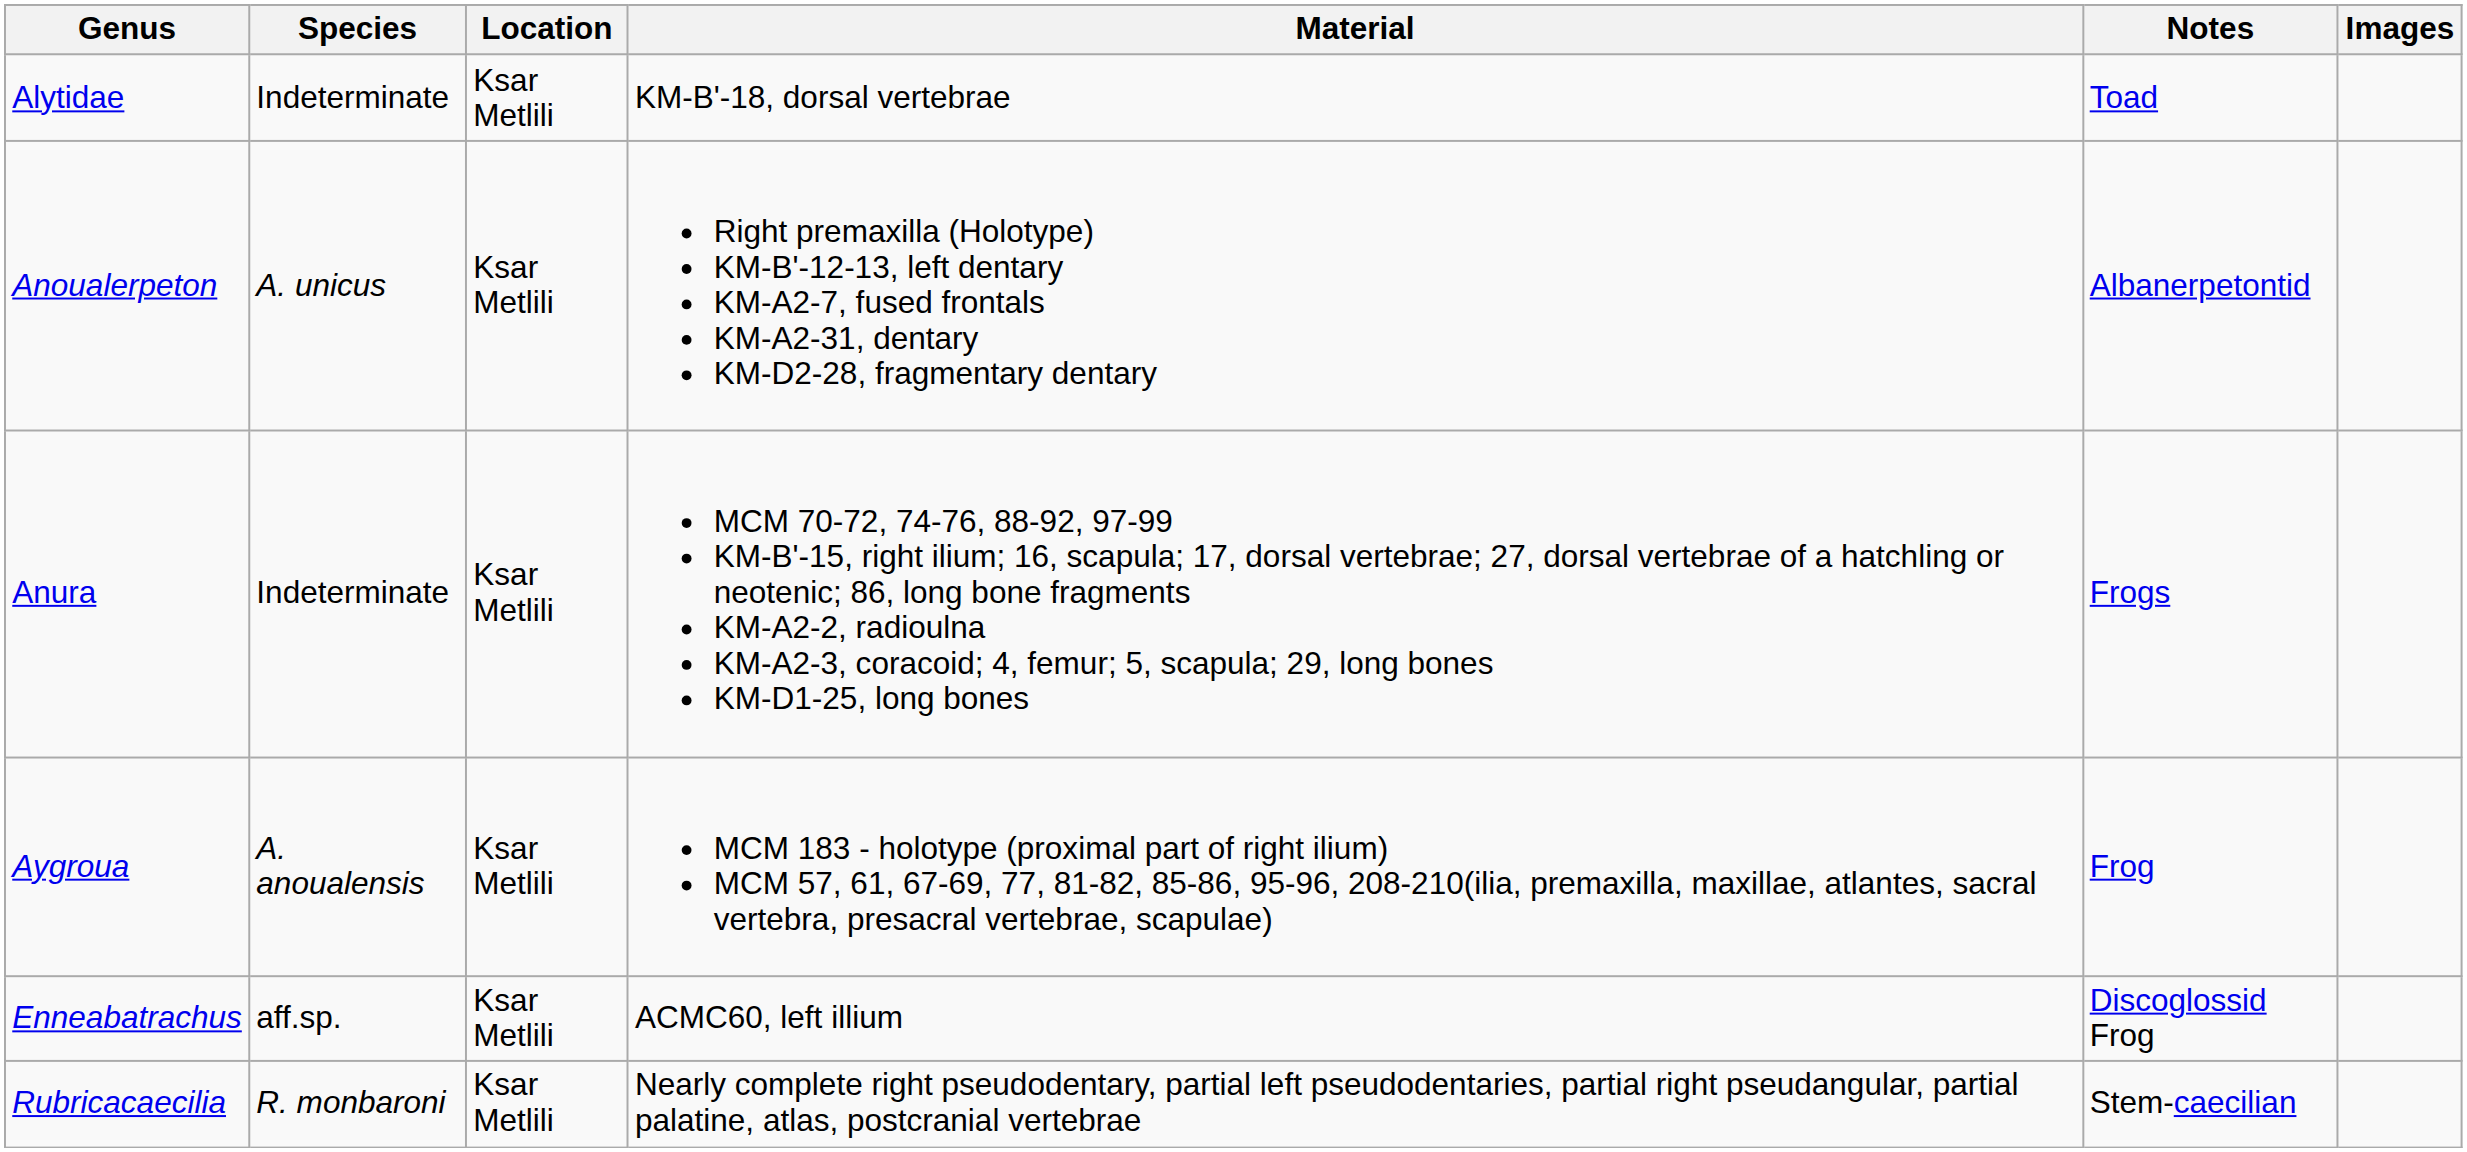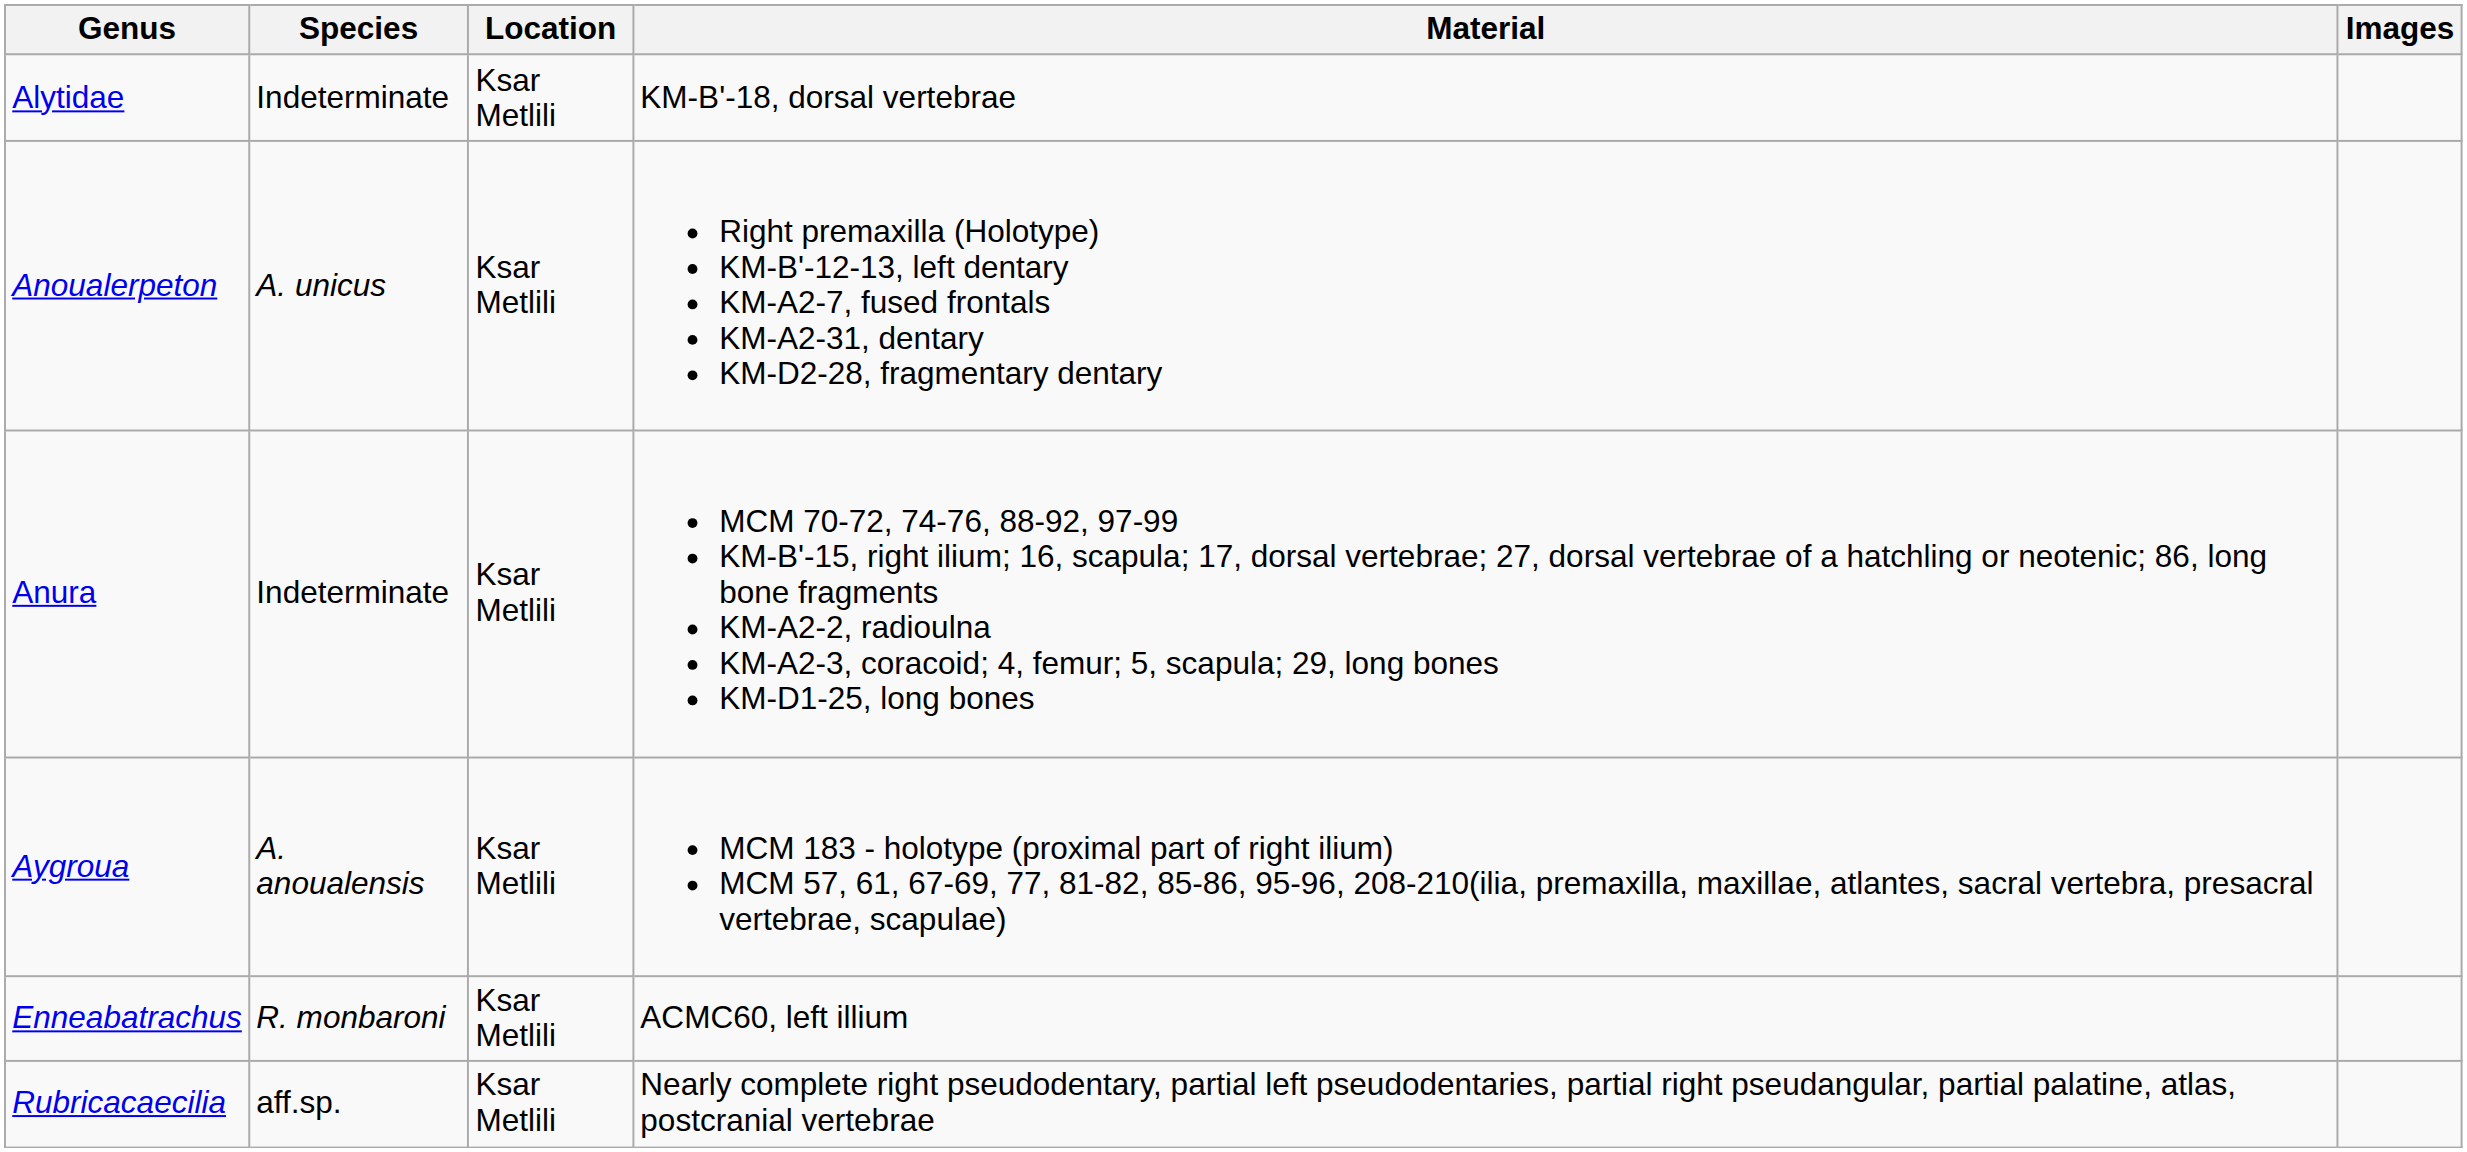- column: (2210, 29)
(299, 1018) aff.sp. -> (351, 1018) R. monbaroni
(351, 1103) R. monbaroni -> (299, 1103) aff.sp.
